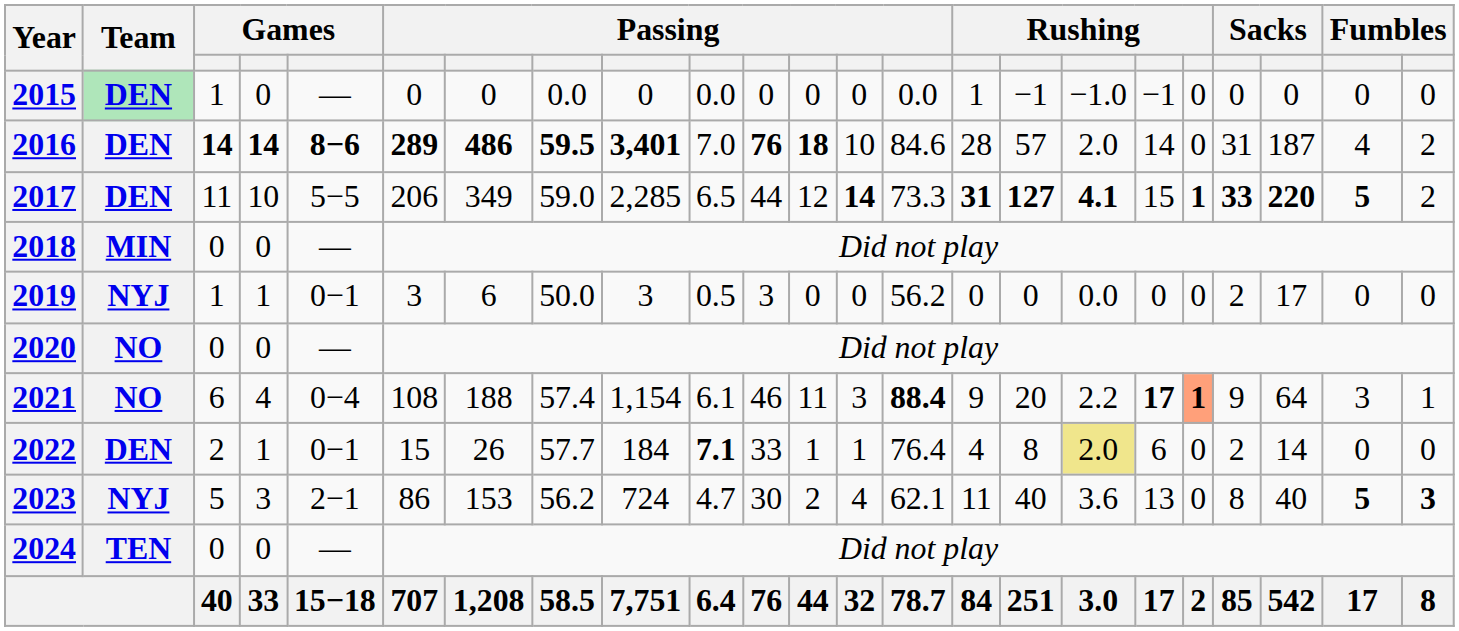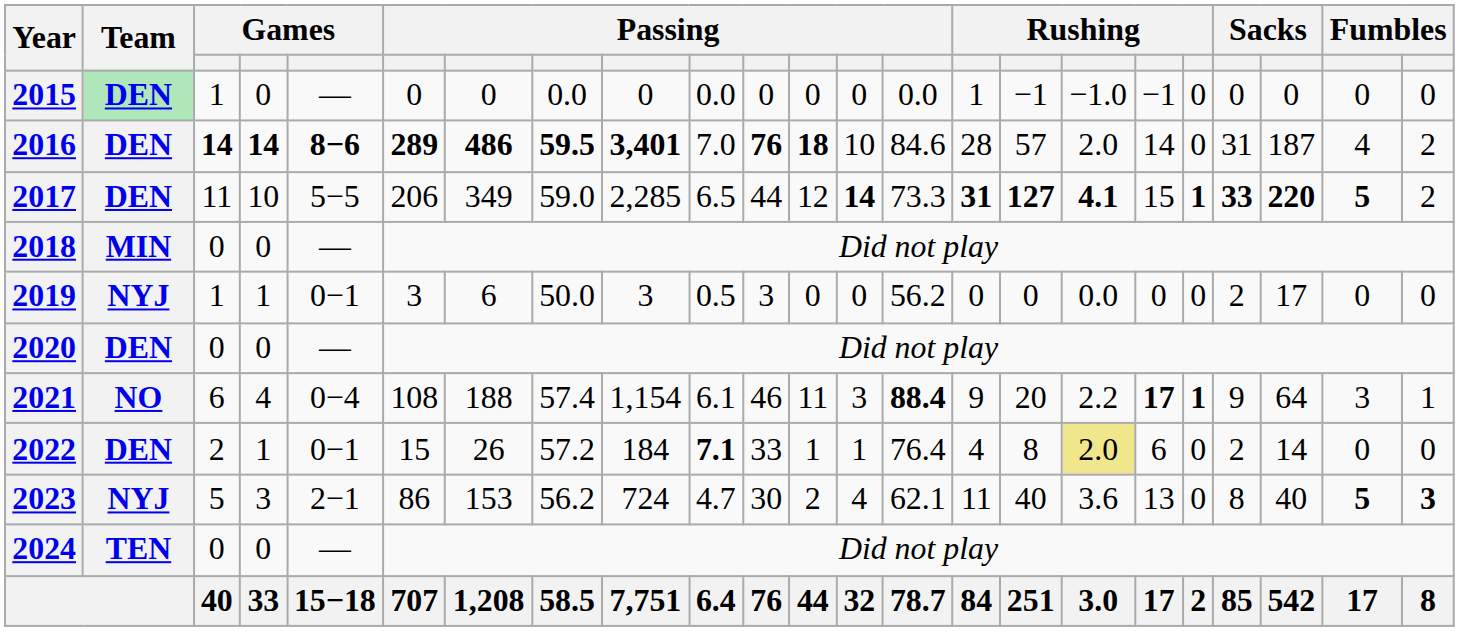(138, 347) NO -> (138, 347) DEN
(1198, 397) lightsalmon background -> (1198, 397) no background
(567, 448) 57.7 -> (567, 448) 57.2
